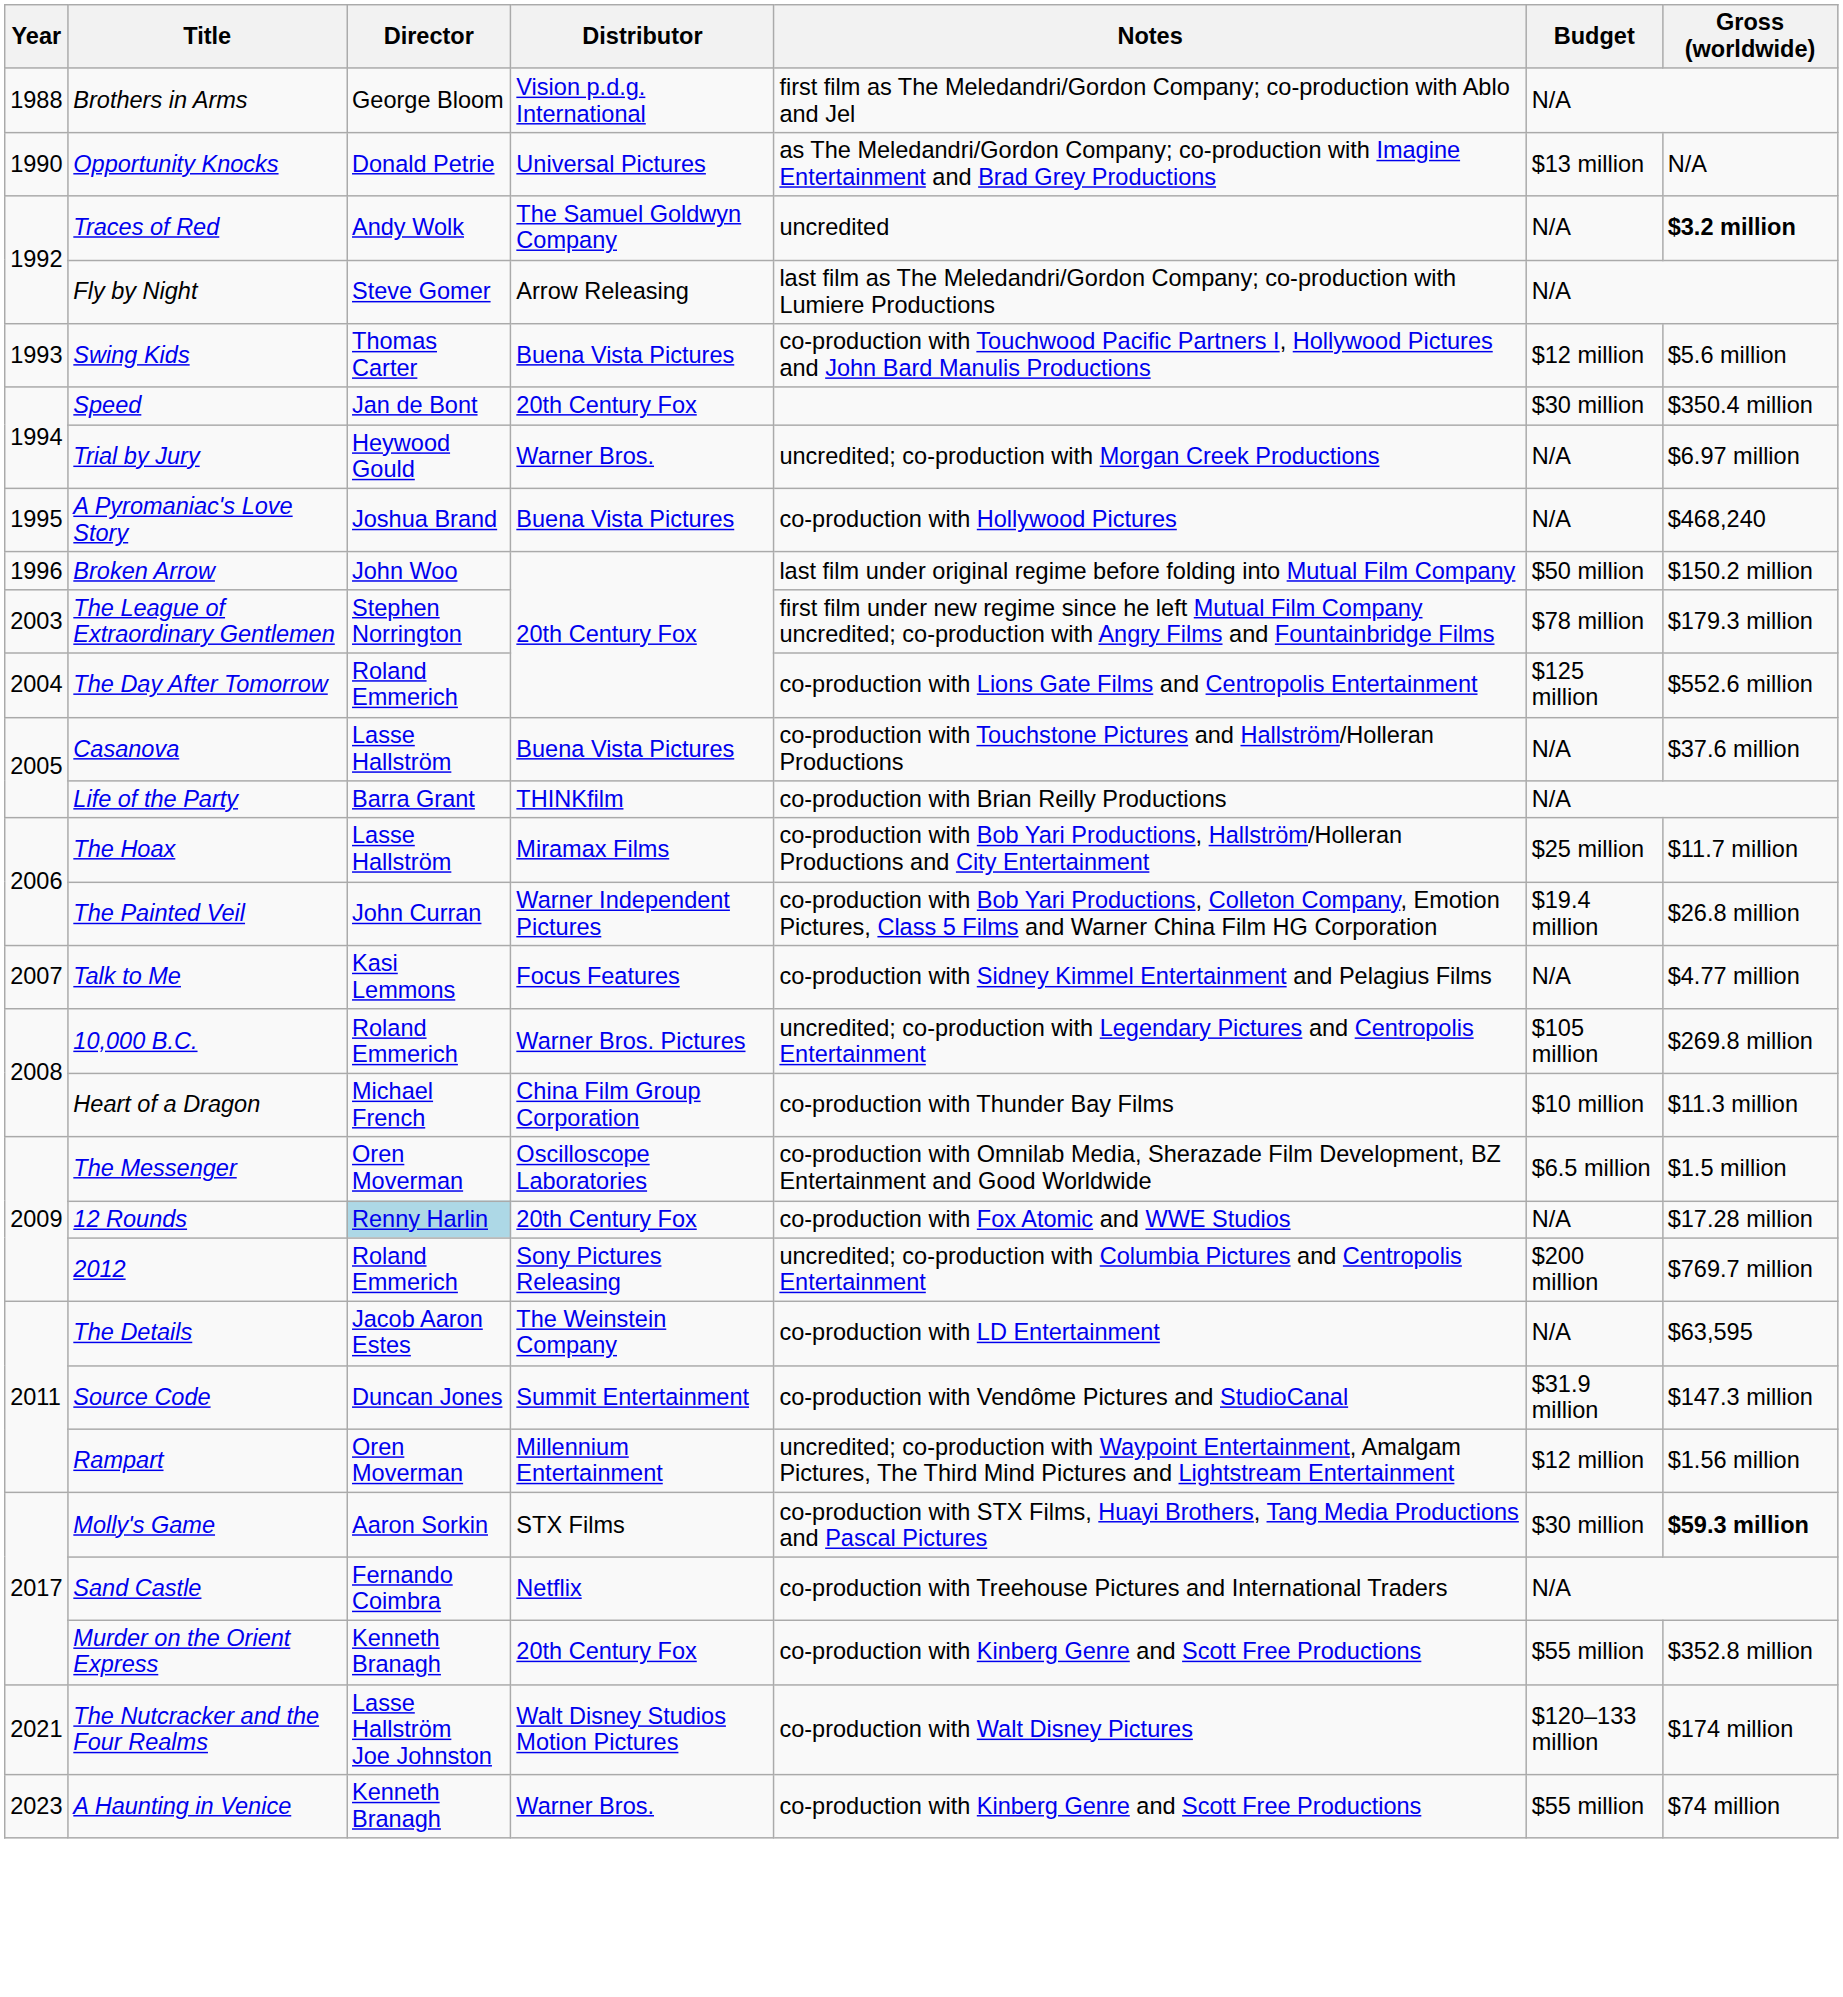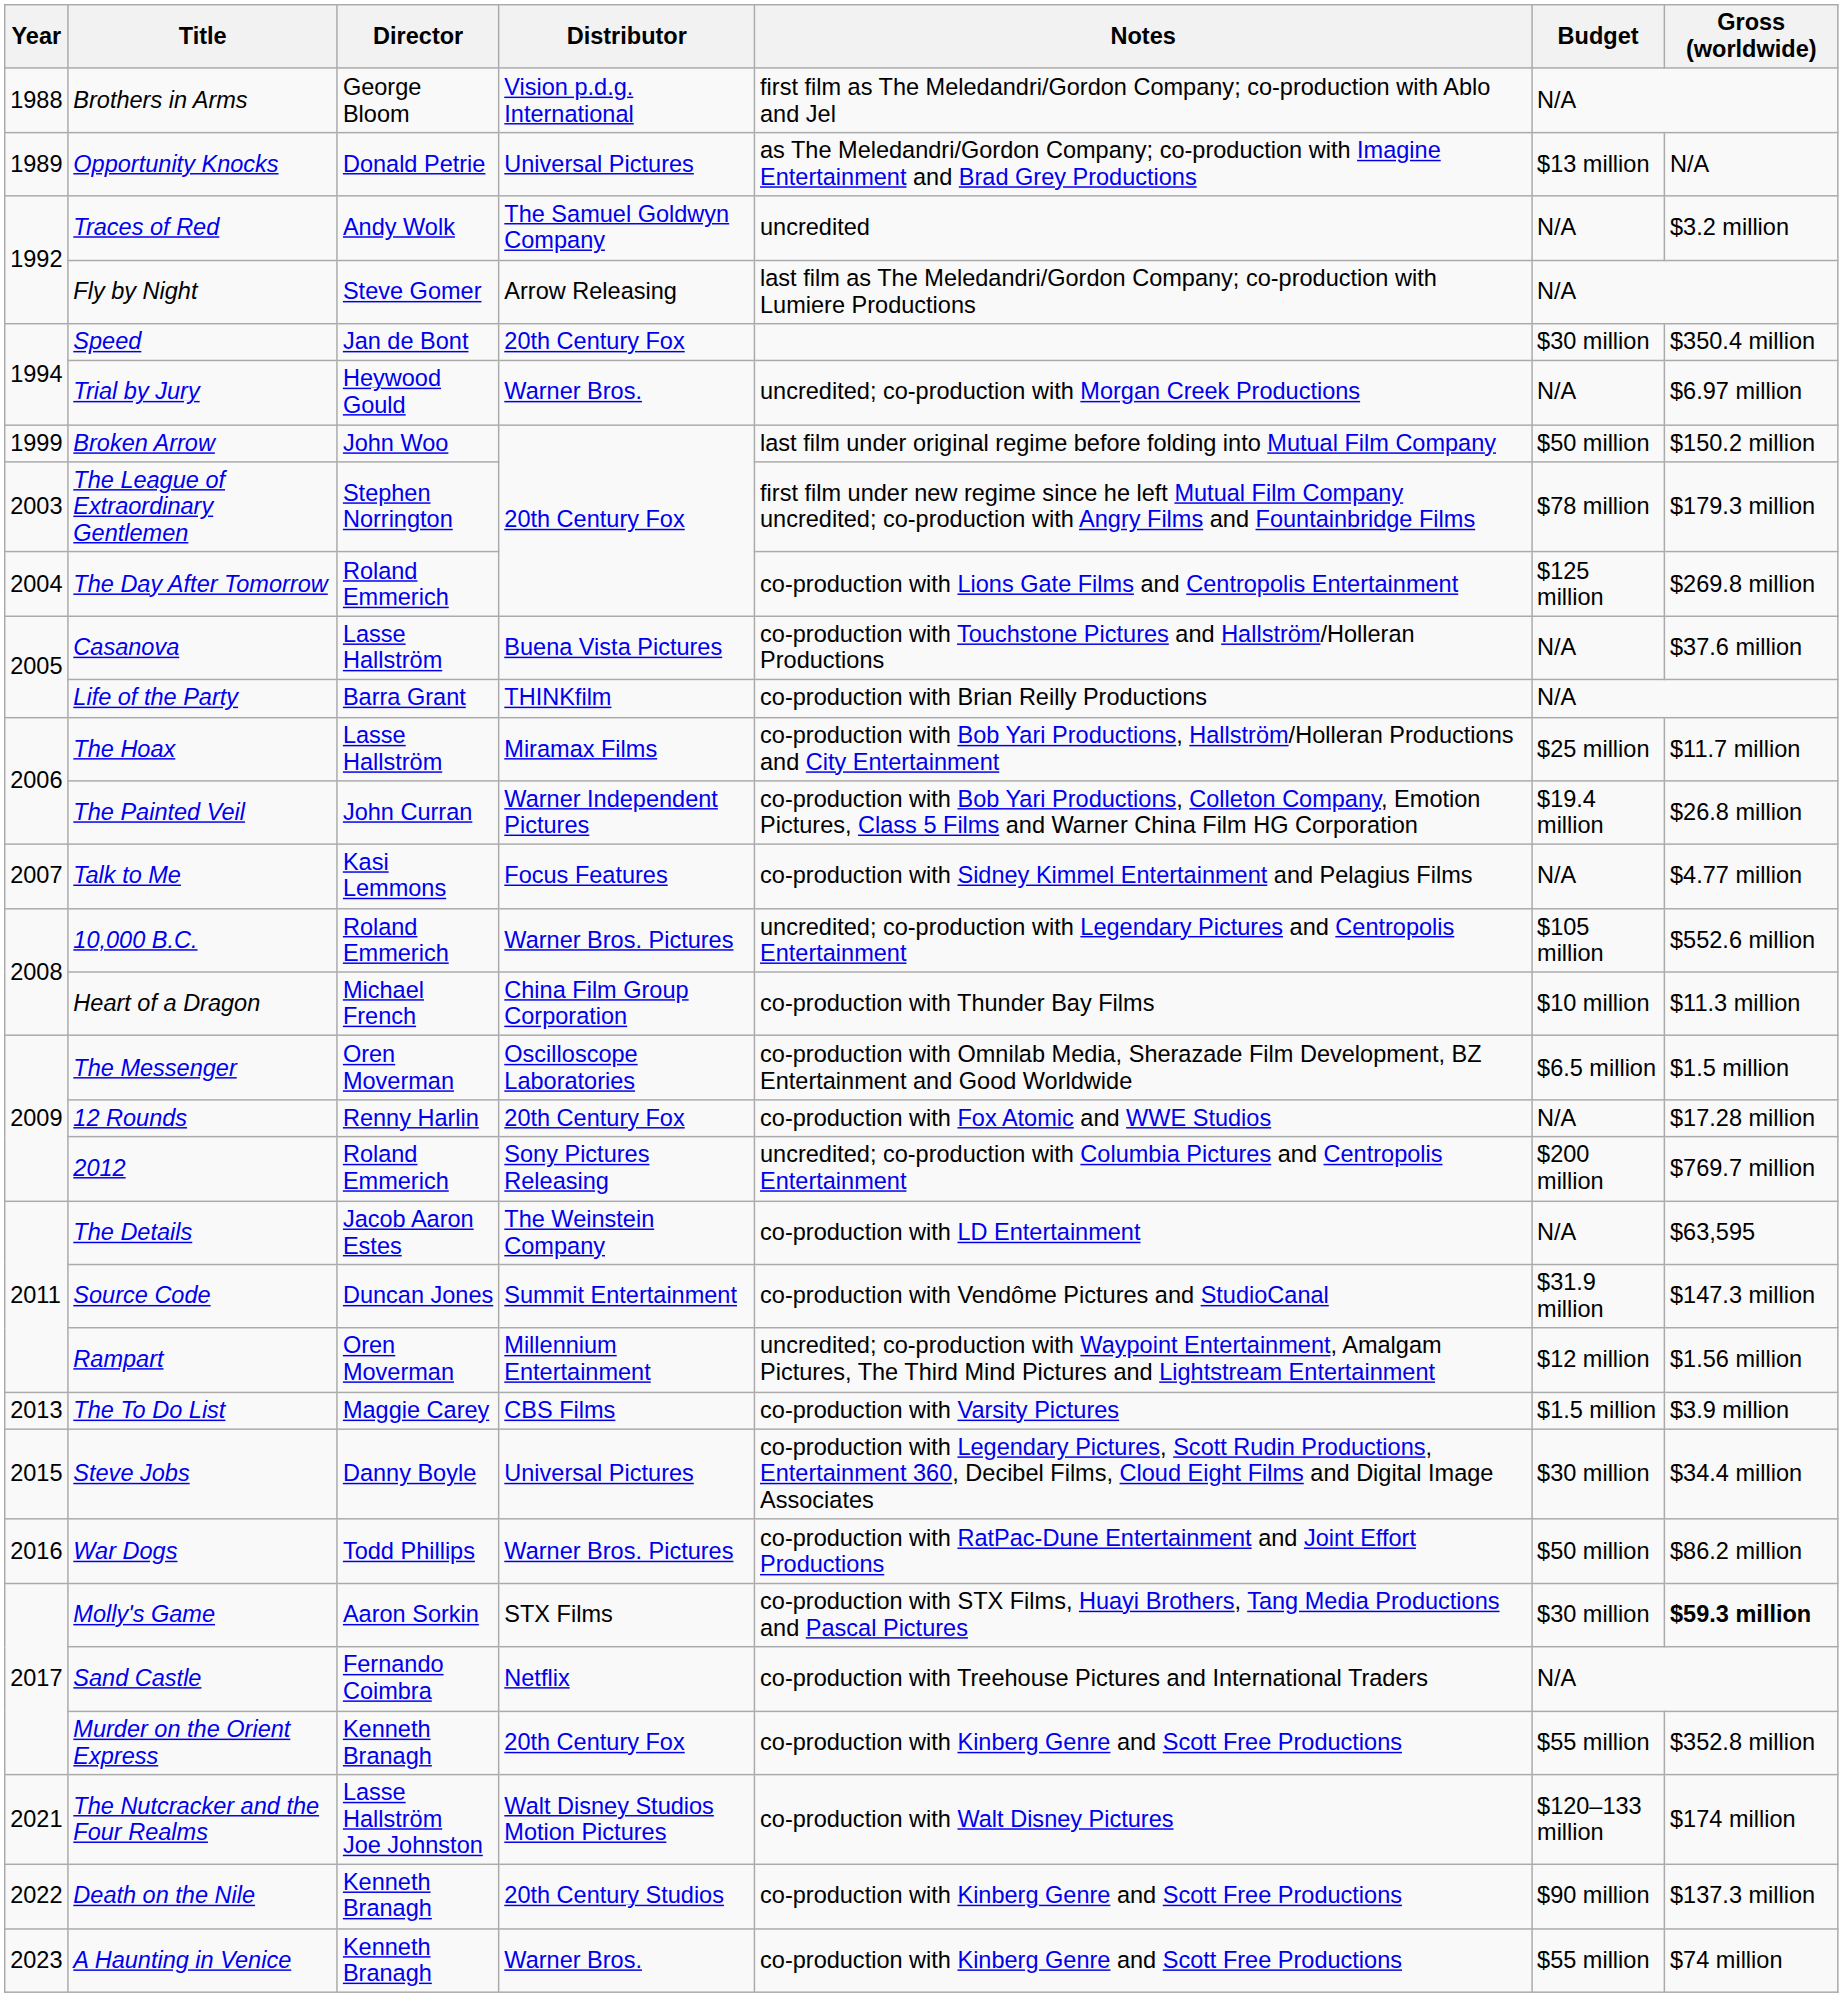(36, 163) 1990 -> (36, 163) 1989
(1732, 227) bold -> (1730, 227) normal
- row: (131, 355)
- row: (183, 520)
(36, 570) 1996 -> (36, 443) 1999
(1740, 684) $552.6 million -> (1743, 583) $269.8 million
(1740, 1040) $269.8 million -> (1743, 939) $552.6 million
(420, 1218) lightblue background -> (411, 1117) no background
+ row: (149, 1410)
+ row: (131, 1474)
+ row: (125, 1551)
+ row: (164, 1896)
